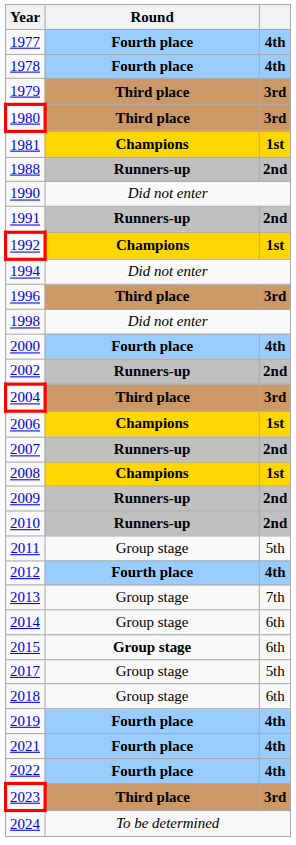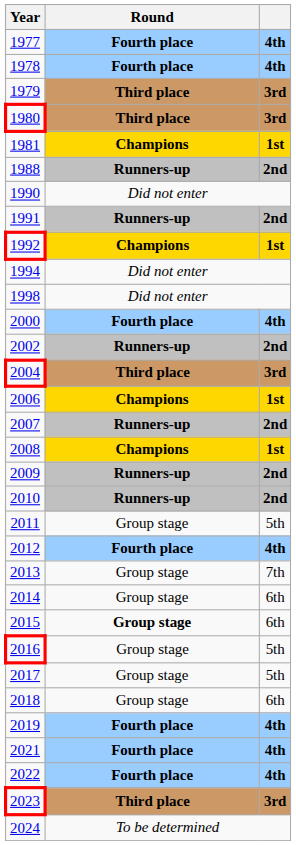- row: (25, 297)
+ row: (25, 649)
